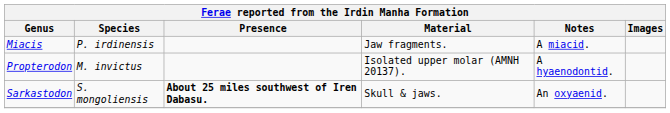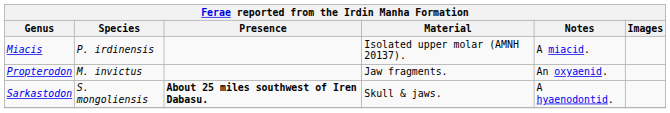(406, 45) Jaw fragments. -> (442, 50) Isolated upper molar (AMNH 20137).
(442, 66) Isolated upper molar (AMNH 20137). -> (406, 72) Jaw fragments.
(575, 66) A hyaenodontid. -> (572, 72) An oxyaenid.
(572, 94) An oxyaenid. -> (575, 94) A hyaenodontid.
